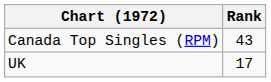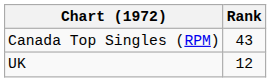(244, 64) 17 -> (244, 64) 12
